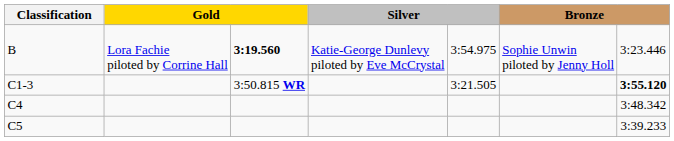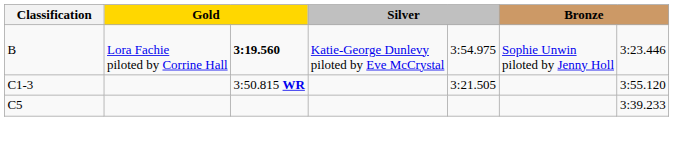(643, 85) bold -> (643, 85) normal
- row: (15, 105)
